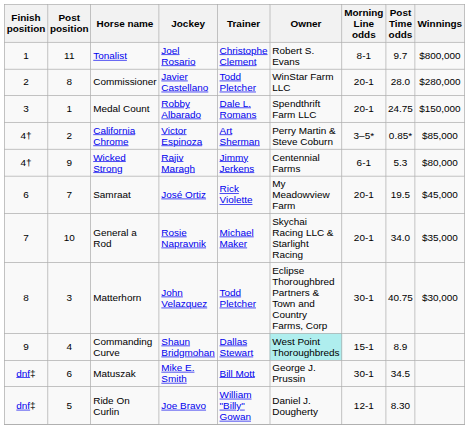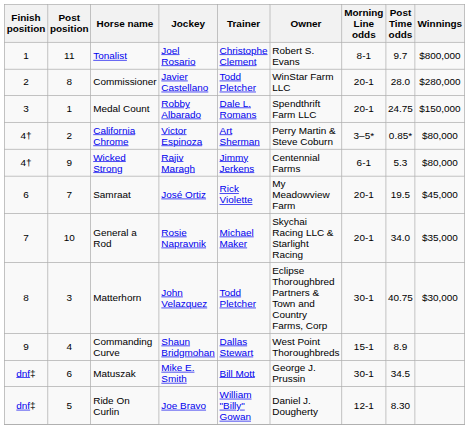(440, 136) $85,000 -> (440, 136) $80,000
(306, 347) paleturquoise background -> (306, 347) no background
